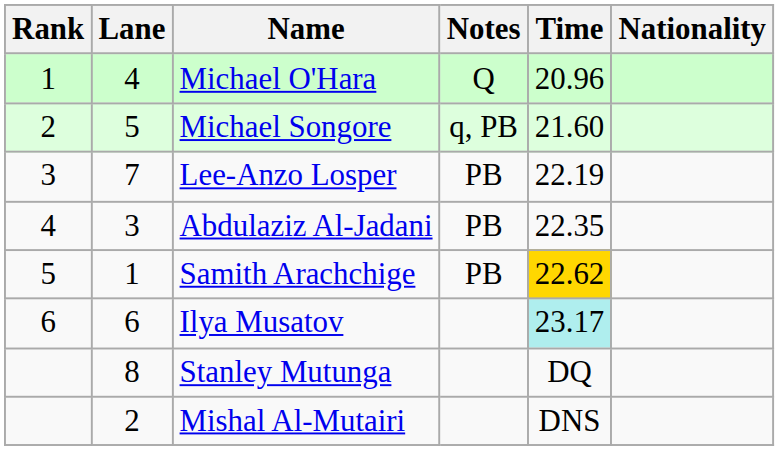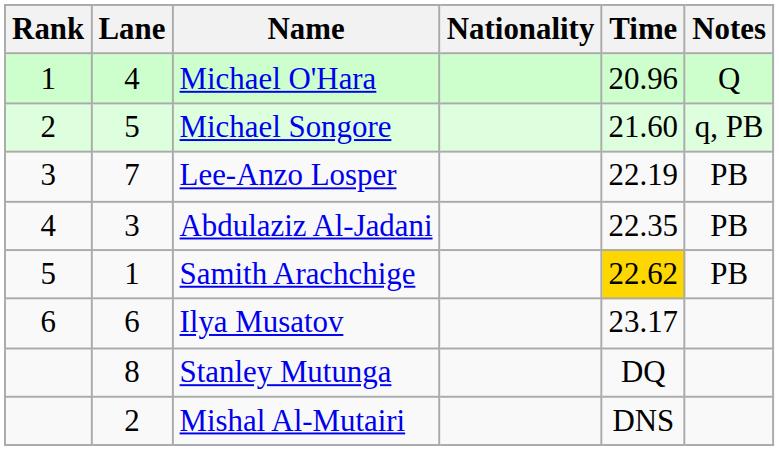columns swapped: (692, 28) <-> (484, 28)
(570, 322) paleturquoise background -> (643, 322) no background
